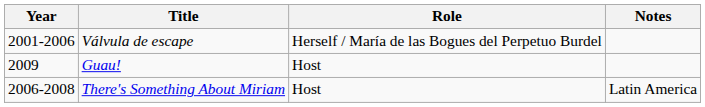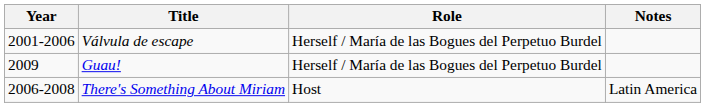(307, 65) Host -> (447, 65) Herself / María de las Bogues del Perpetuo Burdel
